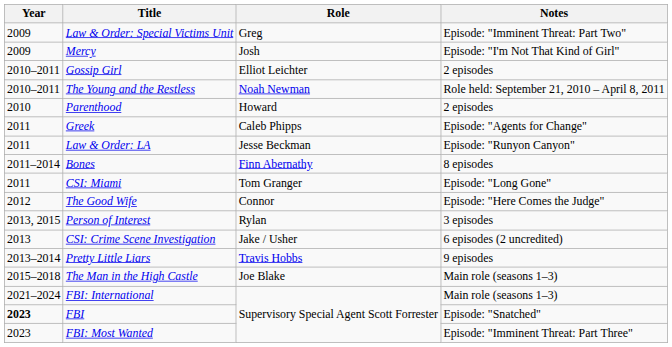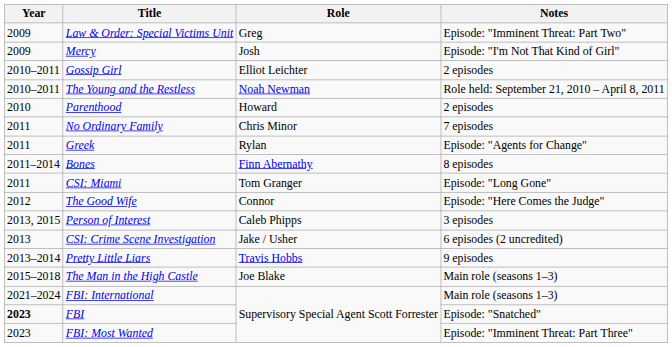+ row: (114, 126)
(270, 126) Caleb Phipps -> (253, 145) Rylan
- row: (108, 145)
(253, 220) Rylan -> (270, 220) Caleb Phipps
